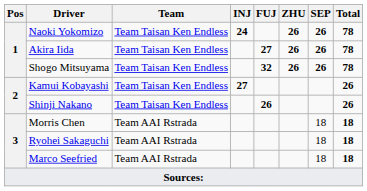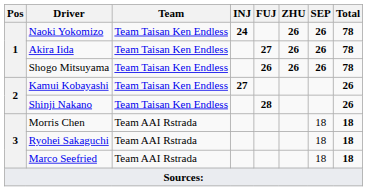(266, 67) 32 -> (266, 67) 26
(266, 104) 26 -> (266, 104) 28
